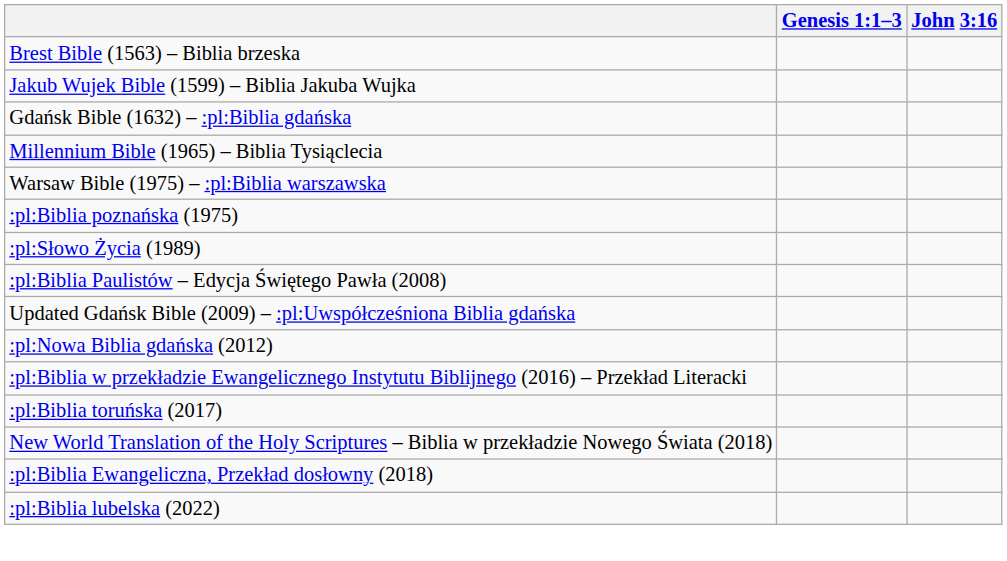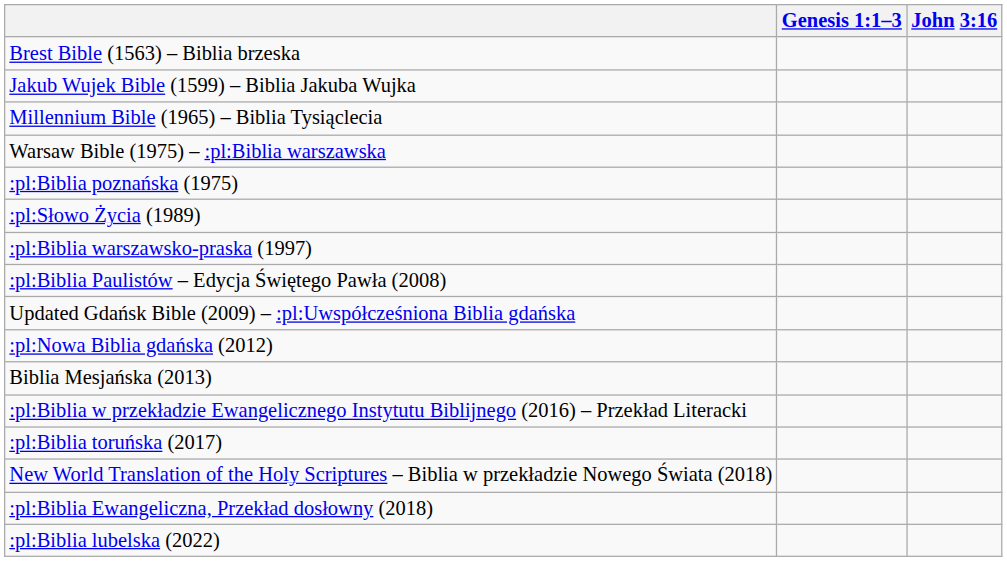- row: (180, 118)
+ row: (161, 248)
+ row: (111, 378)
